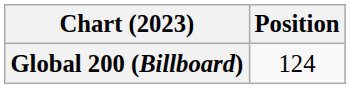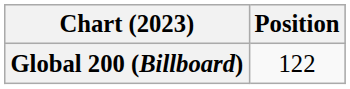(297, 63) 124 -> (297, 63) 122
